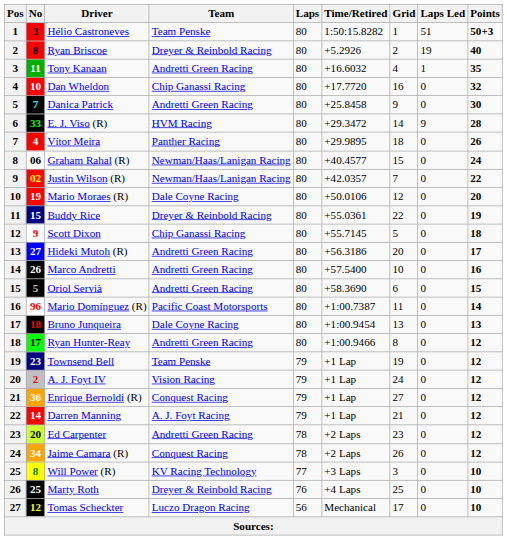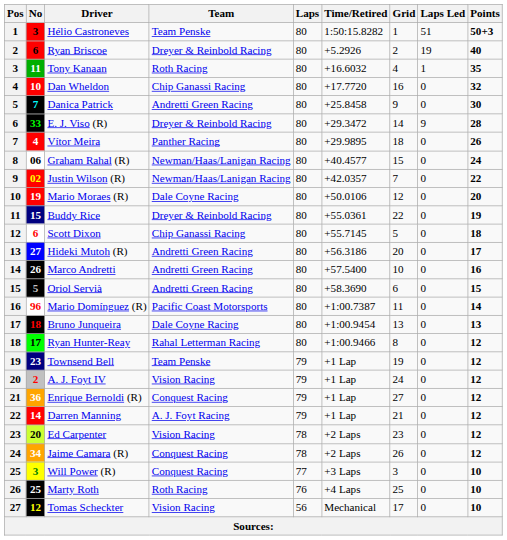(36, 50) 8 -> (36, 50) 6
(202, 68) Andretti Green Racing -> (180, 68) Roth Racing
(182, 123) HVM Racing -> (212, 123) Dreyer & Reinbold Racing
(36, 233) 9 -> (36, 233) 6
(202, 343) Andretti Green Racing -> (206, 343) Rahal Letterman Racing
(202, 434) Andretti Green Racing -> (183, 434) Vision Racing
(36, 471) 8 -> (36, 471) 3
(204, 471) KV Racing Technology -> (190, 471) Conquest Racing
(212, 489) Dreyer & Reinbold Racing -> (180, 489) Roth Racing
(201, 507) Luczo Dragon Racing -> (183, 507) Vision Racing
